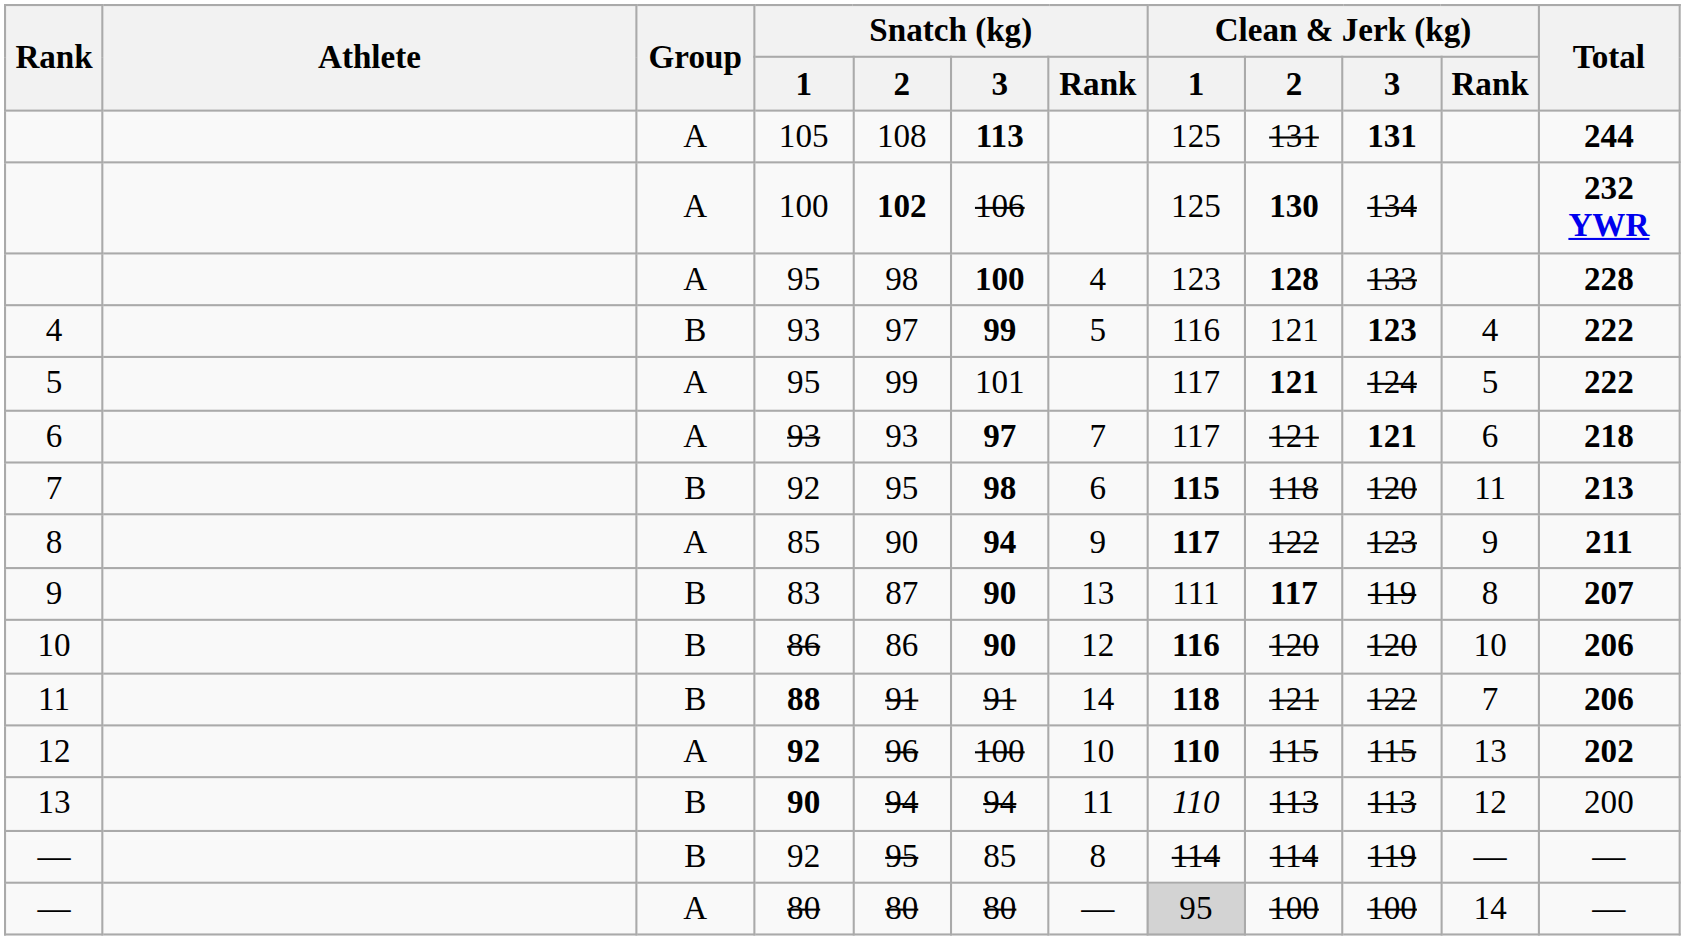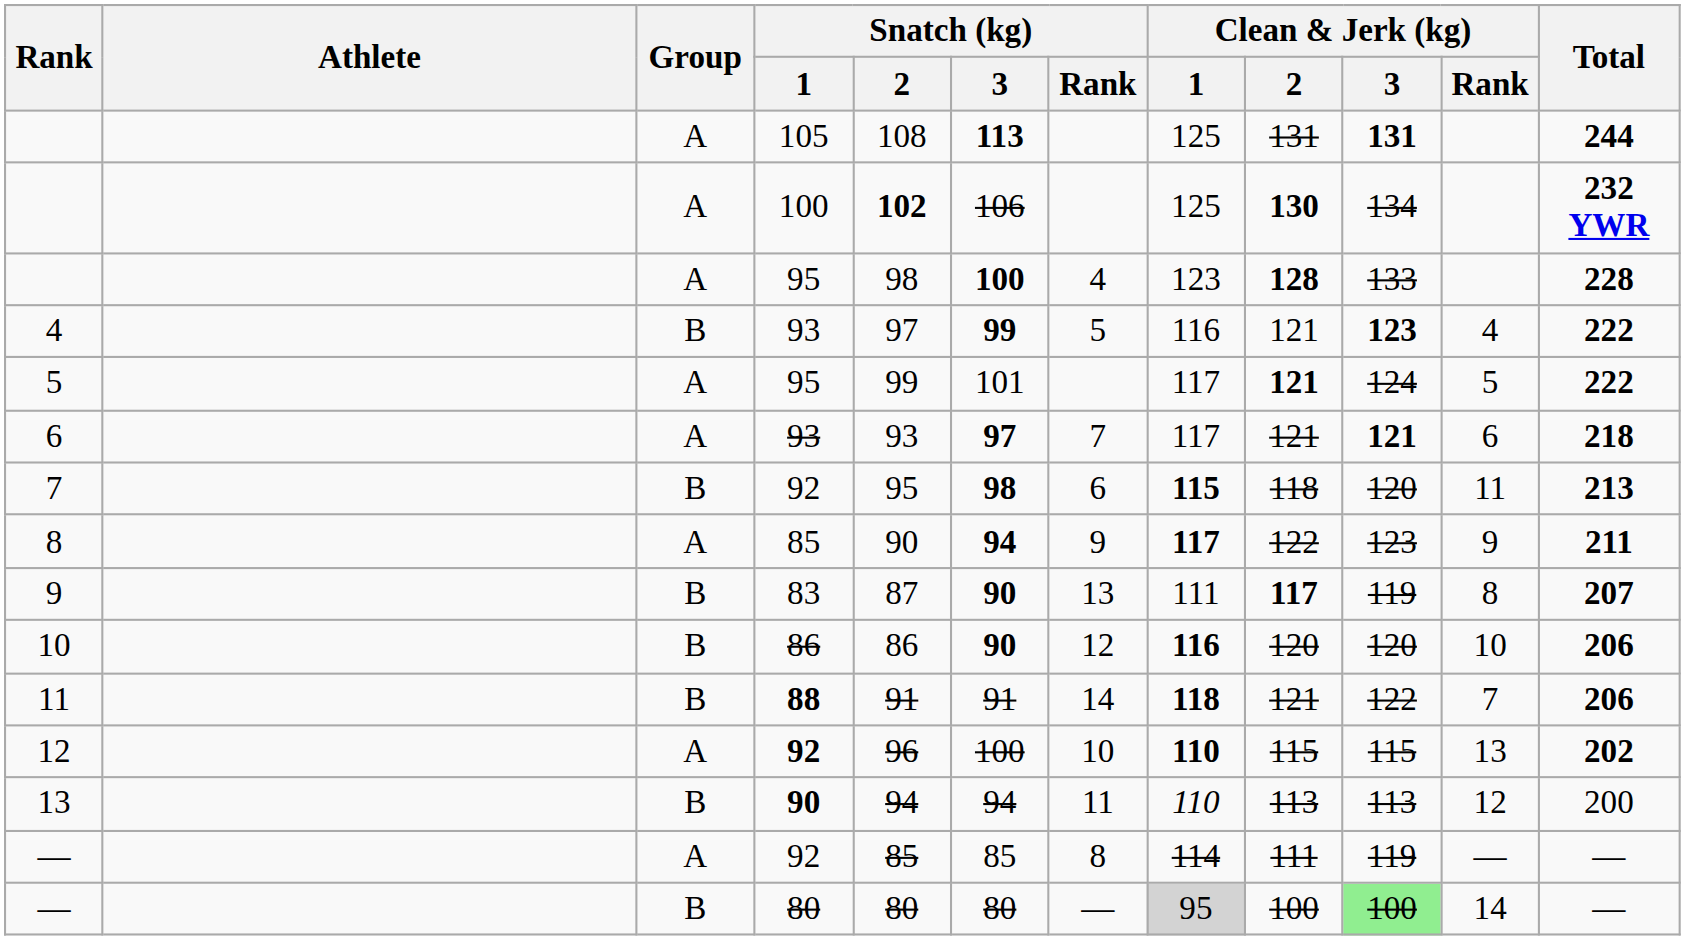(695, 855) B -> (695, 855) A
(902, 855) 95 -> (902, 855) 85
(1294, 855) 114 -> (1294, 855) 111
(695, 908) A -> (695, 908) B
(1392, 908) no background -> (1392, 908) lightgreen background
